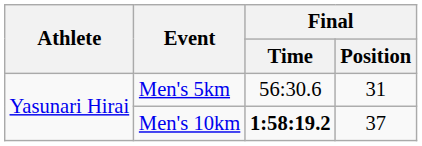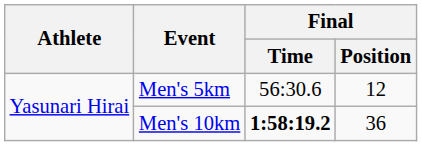(376, 89) 31 -> (376, 89) 12
(376, 123) 37 -> (376, 123) 36
